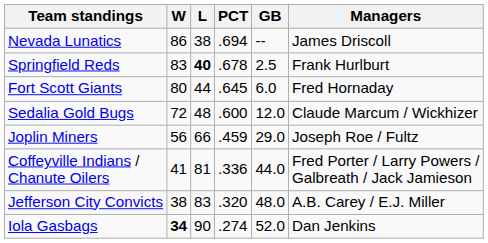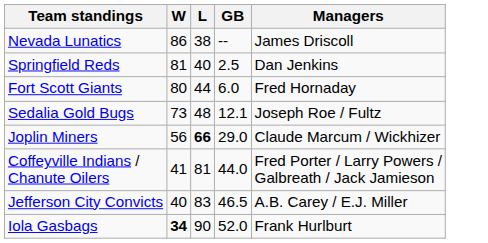- column: (233, 16)
(179, 64) 83 -> (179, 64) 81
(203, 64) bold -> (203, 64) normal
(341, 64) Frank Hurlburt -> (296, 64) Dan Jenkins
(179, 112) 72 -> (179, 112) 73
(270, 112) 12.0 -> (233, 112) 12.1
(385, 112) Claude Marcum / Wickhizer -> (318, 112) Joseph Roe / Fultz
(203, 137) normal -> (203, 137) bold
(355, 137) Joseph Roe / Fultz -> (347, 137) Claude Marcum / Wickhizer
(179, 202) 38 -> (179, 202) 40
(270, 202) 48.0 -> (233, 202) 46.5
(334, 226) Dan Jenkins -> (303, 226) Frank Hurlburt
